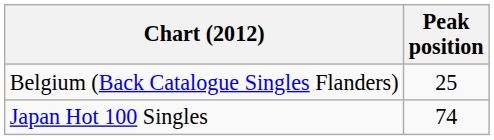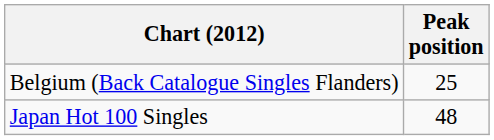(446, 116) 74 -> (446, 116) 48
